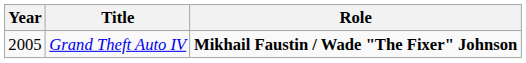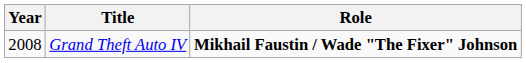(25, 44) 2005 -> (25, 44) 2008
